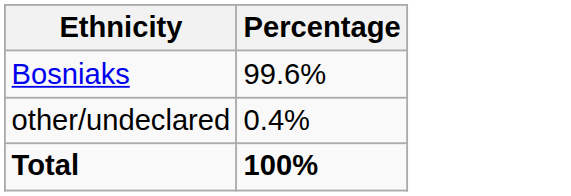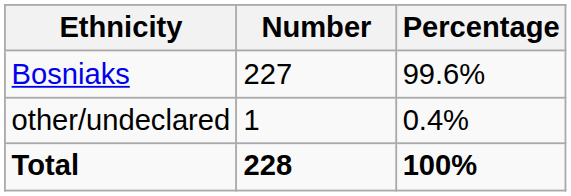+ column: (316, 27)
